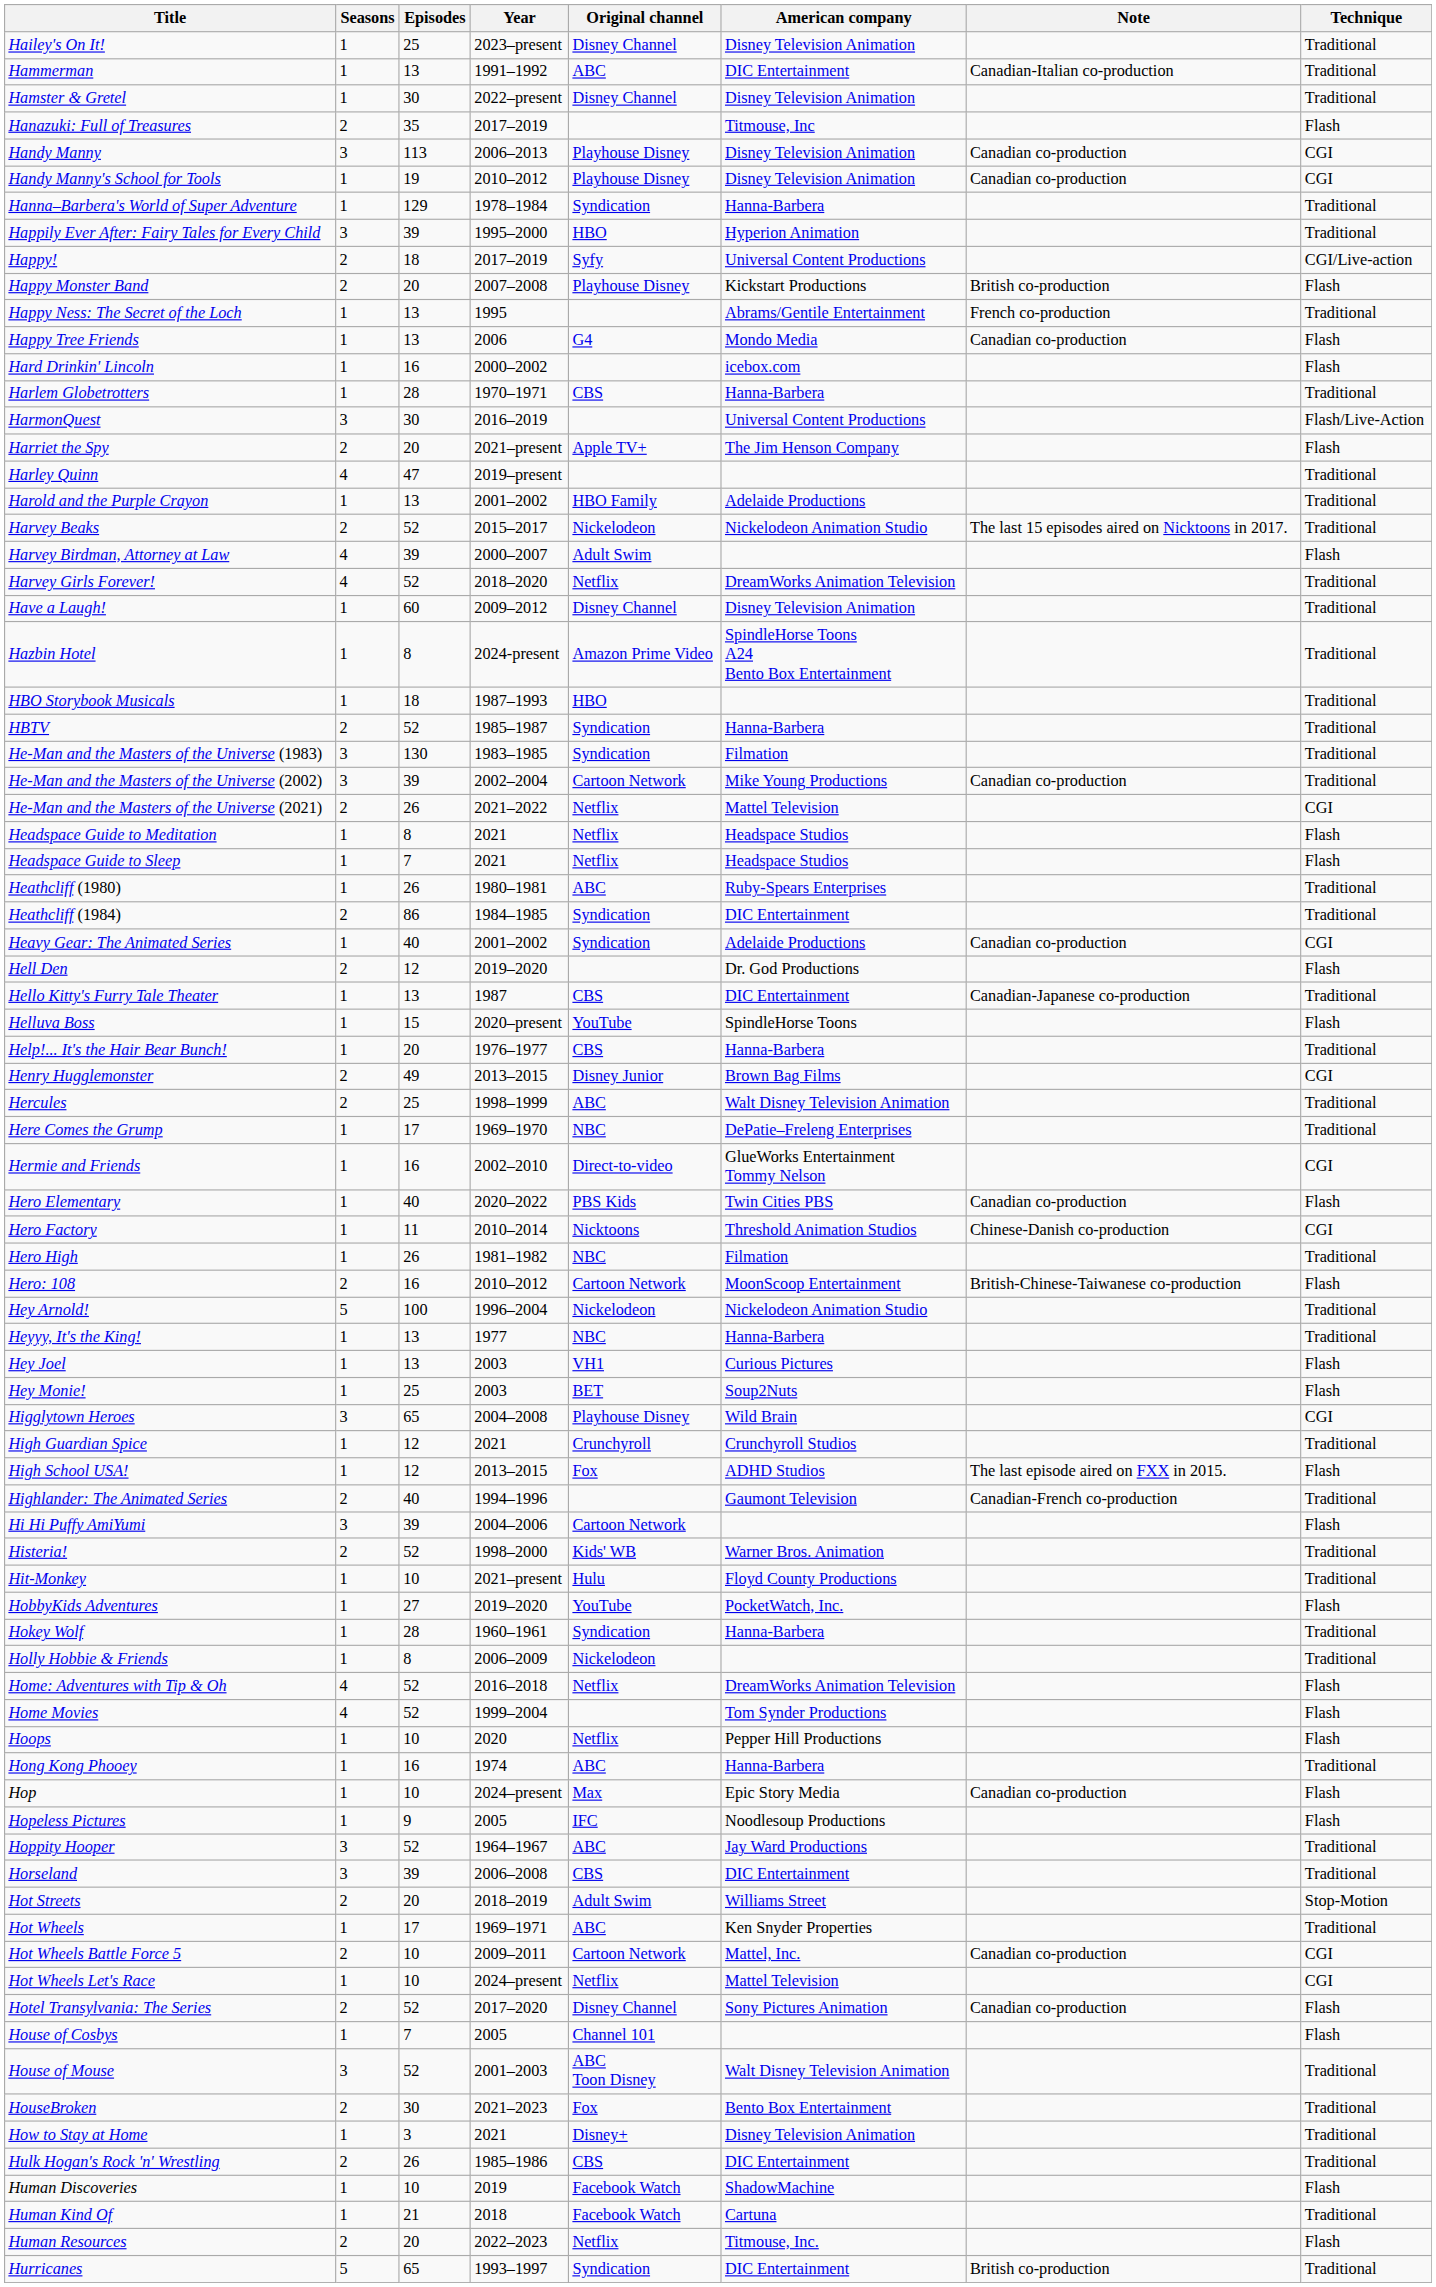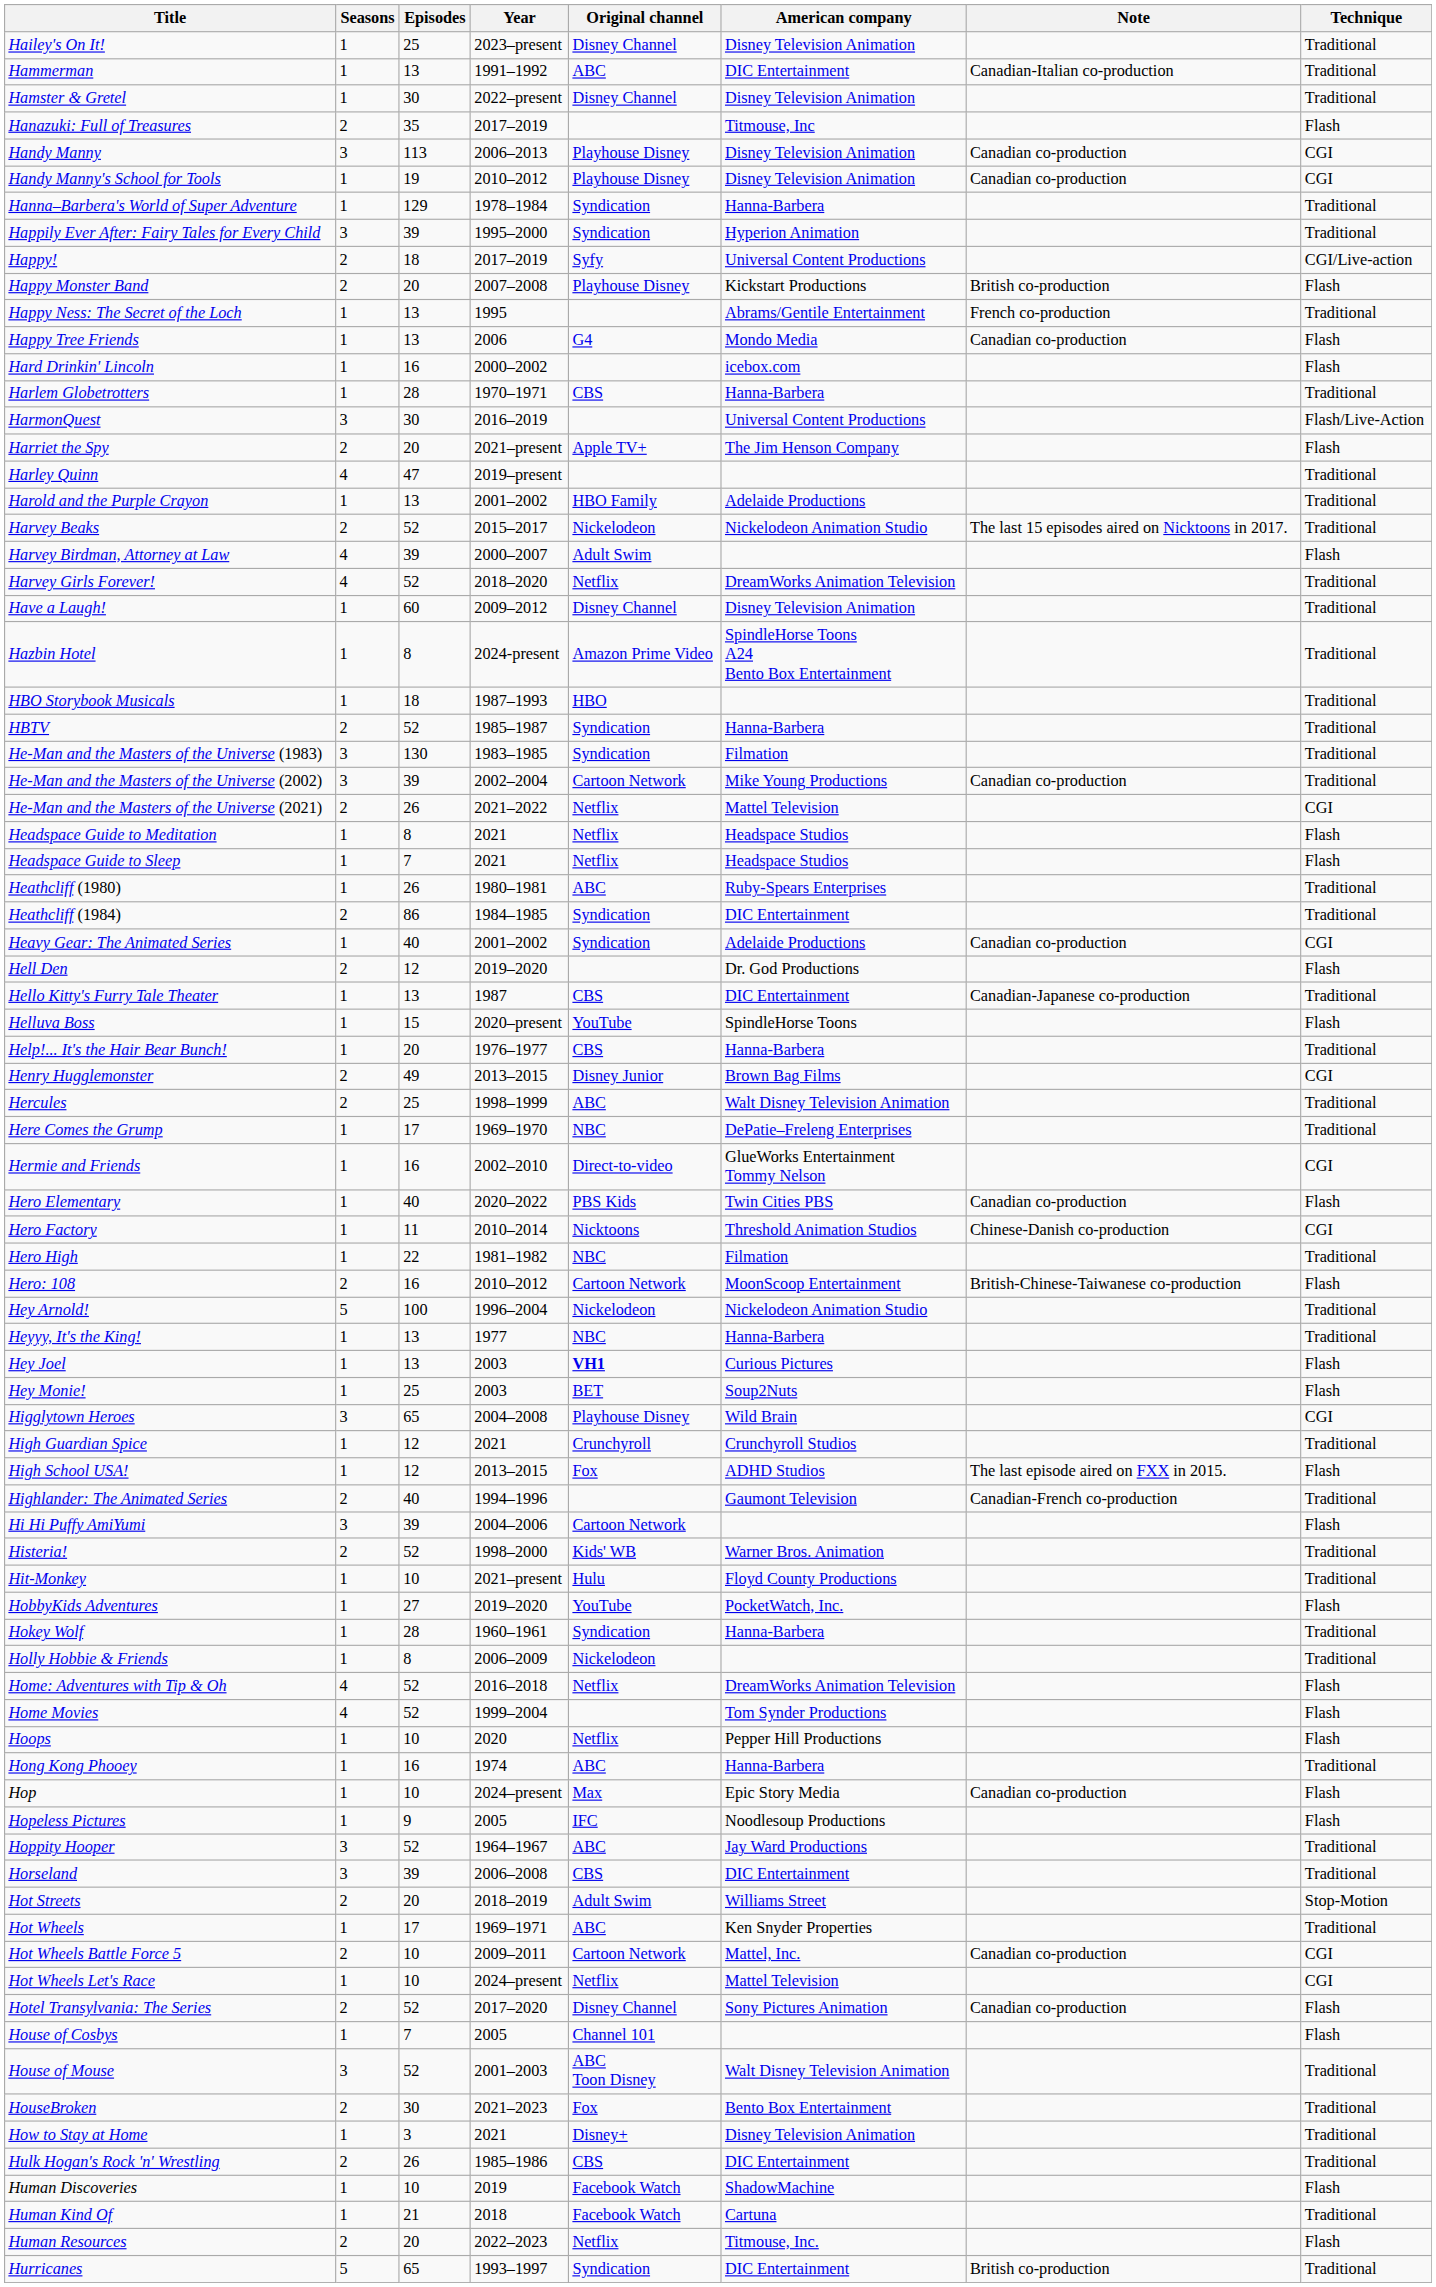(590, 233) HBO -> (611, 233) Syndication
(411, 1256) 26 -> (411, 1256) 22
(588, 1364) normal -> (589, 1364) bold
